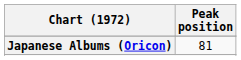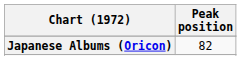(205, 46) 81 -> (205, 46) 82
